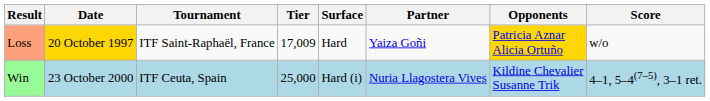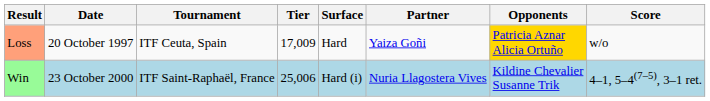(91, 42) gold background -> (91, 42) no background
(207, 42) ITF Saint-Raphaël, France -> (183, 42) ITF Ceuta, Spain
(183, 77) ITF Ceuta, Spain -> (207, 77) ITF Saint-Raphaël, France
(298, 77) 25,000 -> (298, 77) 25,006
